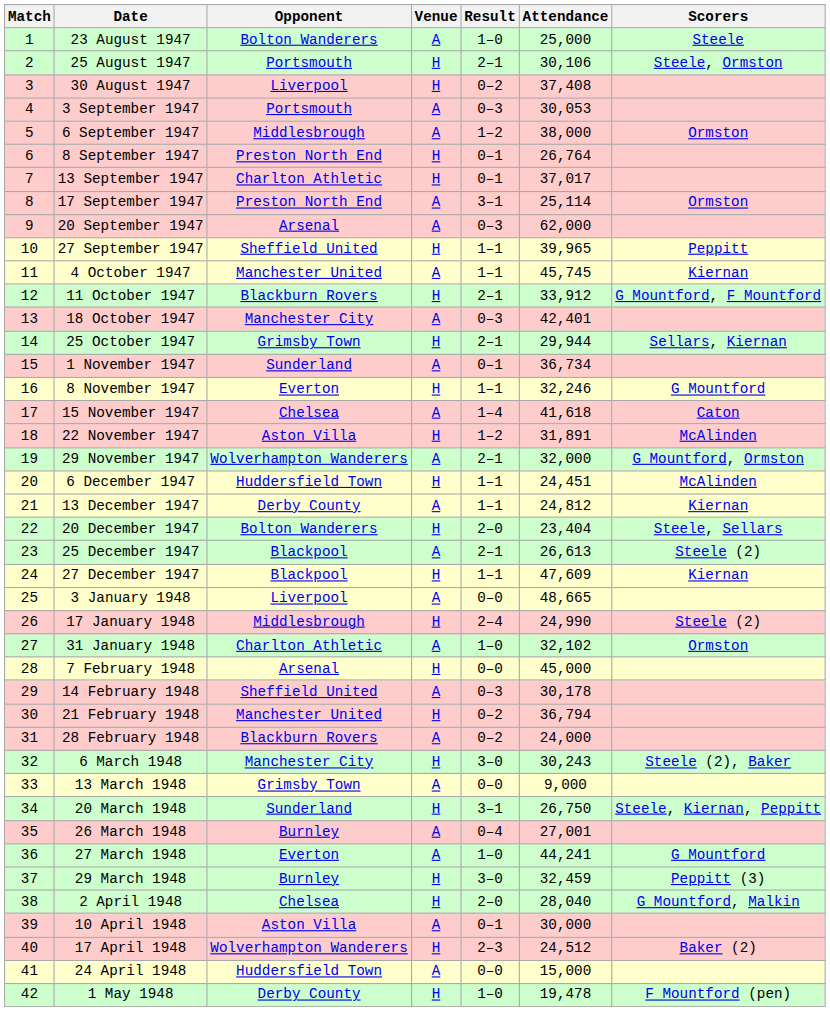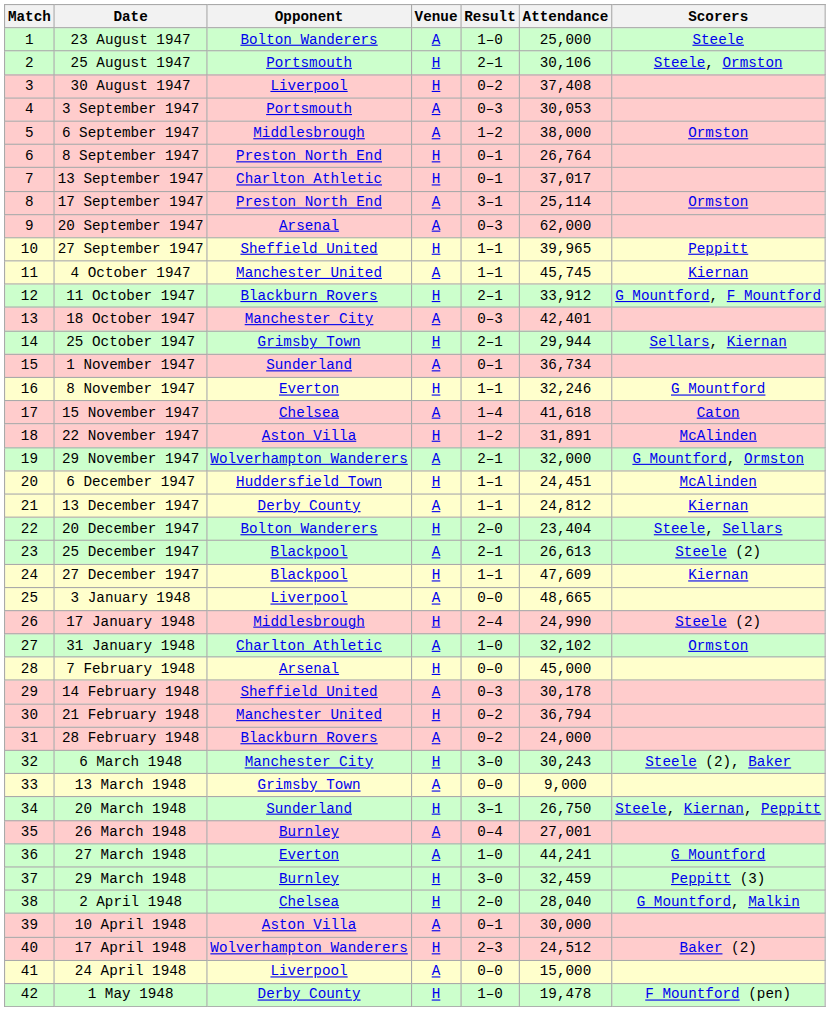(309, 972) Huddersfield Town -> (309, 972) Liverpool
